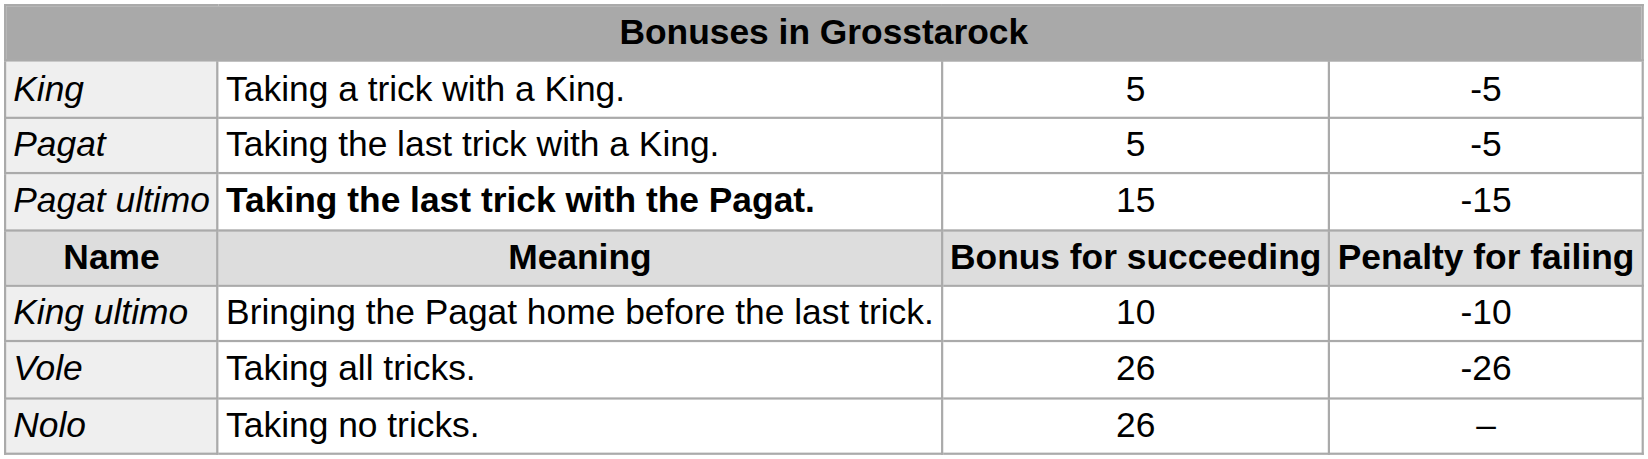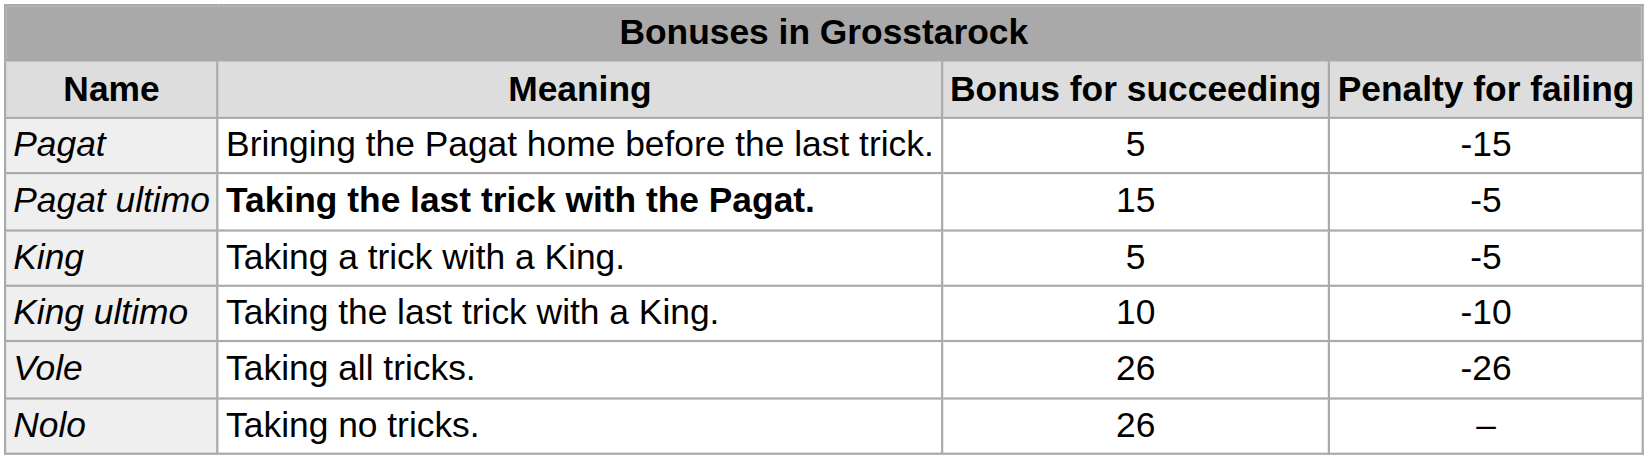rows swapped: (112, 256) <-> (49, 88)
(473, 144) Taking the last trick with a King. -> (580, 144) Bringing the Pagat home before the last trick.
(1486, 144) -5 -> (1486, 144) -15
(1486, 200) -15 -> (1486, 200) -5
(580, 312) Bringing the Pagat home before the last trick. -> (473, 312) Taking the last trick with a King.
